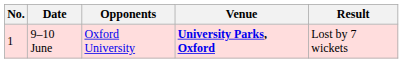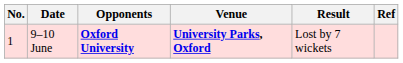+ column: (386, 14)
(110, 41) normal -> (107, 41) bold
